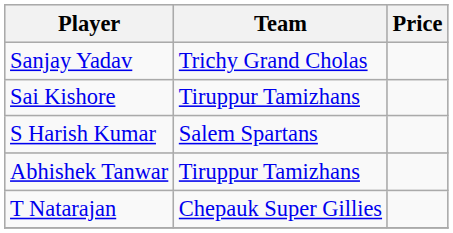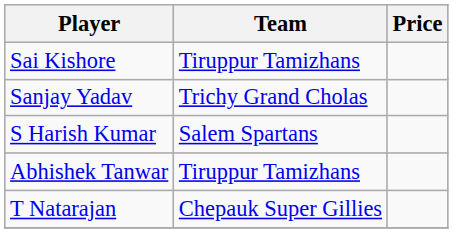rows swapped: (63, 97) <-> (71, 60)
